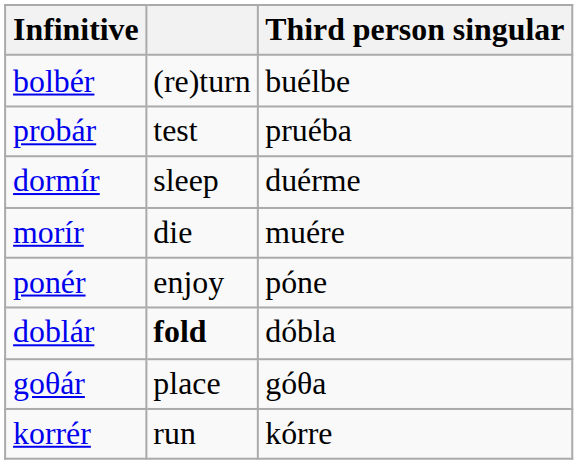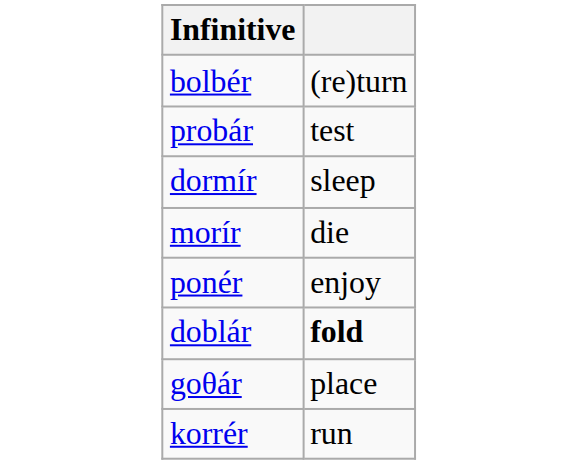- column: (415, 29)
